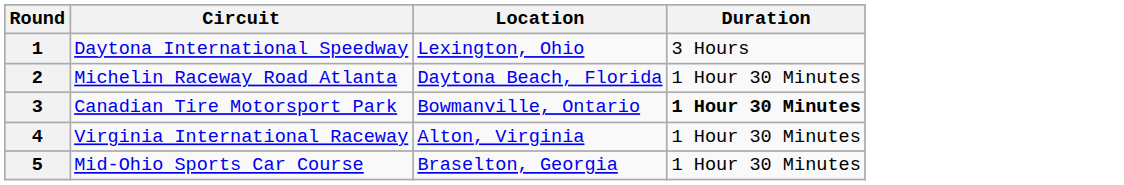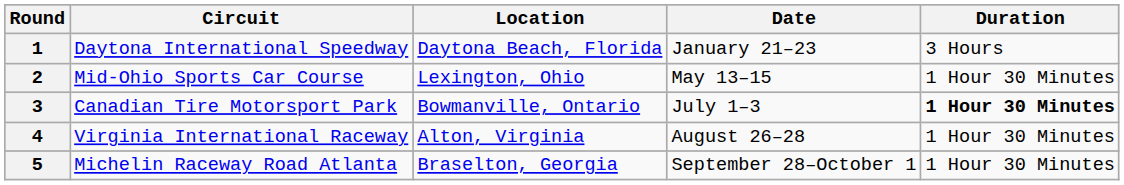+ column: (794, 20)
(501, 49) Lexington, Ohio -> (540, 49) Daytona Beach, Florida
(236, 78) Michelin Raceway Road Atlanta -> (219, 78) Mid-Ohio Sports Car Course
(540, 78) Daytona Beach, Florida -> (501, 78) Lexington, Ohio
(219, 166) Mid-Ohio Sports Car Course -> (236, 166) Michelin Raceway Road Atlanta
